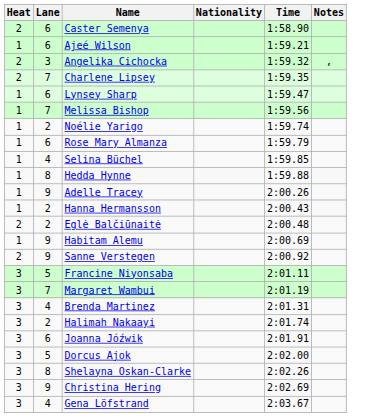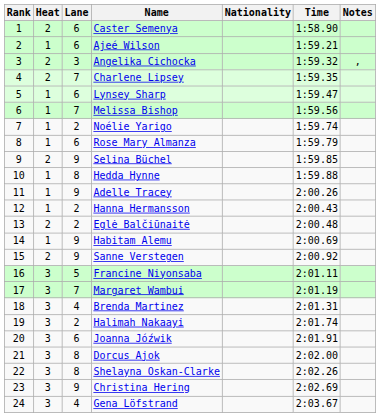+ column: (19, 13)
(19, 159) 1 -> (48, 159) 2
(48, 159) 4 -> (77, 159) 9
(48, 355) 5 -> (77, 355) 8
